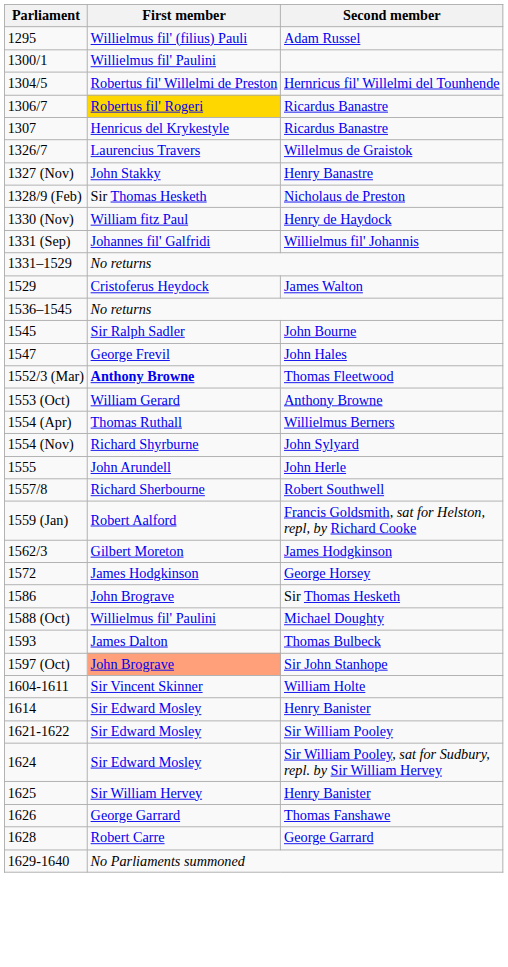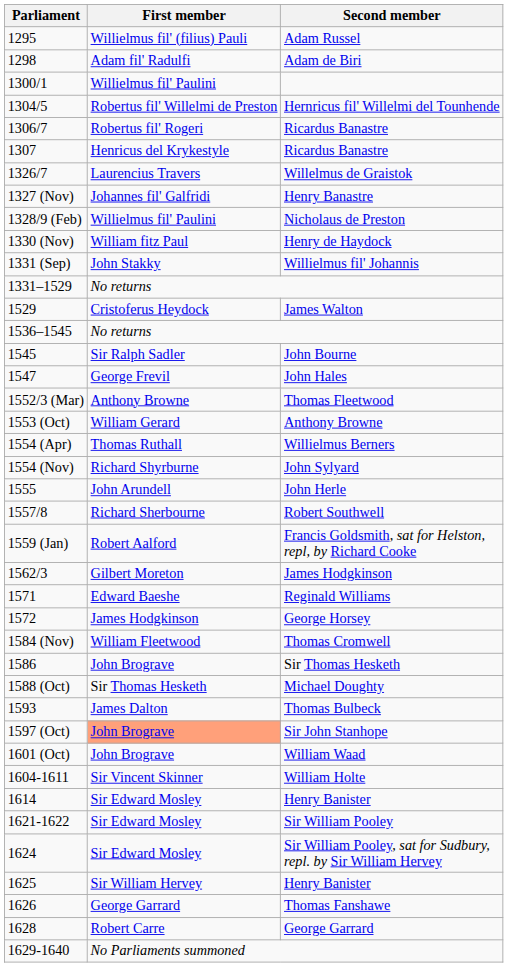+ row: (22, 60)
(147, 106) gold background -> (147, 128) no background
(126, 173) John Stakky -> (150, 196) Johannes fil' Galfridi
(149, 196) Sir Thomas Hesketh -> (153, 219) Willielmus fil' Paulini
(150, 241) Johannes fil' Galfridi -> (126, 264) John Stakky
(143, 377) bold -> (140, 399) normal
+ row: (22, 596)
+ row: (41, 641)
(153, 618) Willielmus fil' Paulini -> (149, 686) Sir Thomas Hesketh
+ row: (39, 754)
